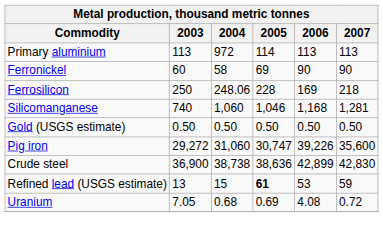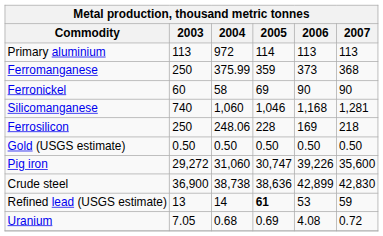+ row: (53, 71)
rows swapped: (38, 89) <-> (53, 108)
(221, 183) 15 -> (221, 202) 14
